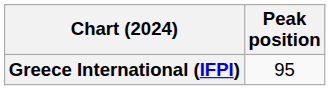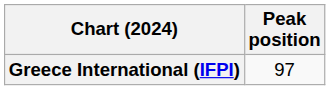(285, 69) 95 -> (285, 69) 97
